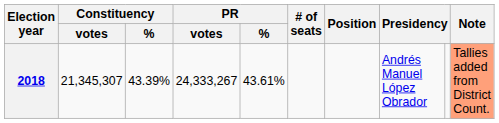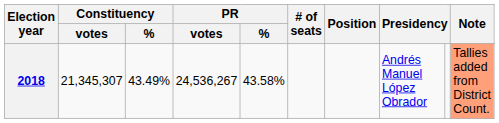(149, 81) 43.39% -> (149, 81) 43.49%
(206, 81) 24,333,267 -> (206, 81) 24,536,267
(264, 81) 43.61% -> (264, 81) 43.58%
